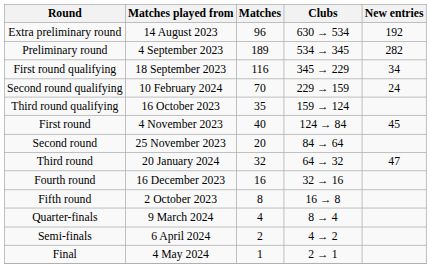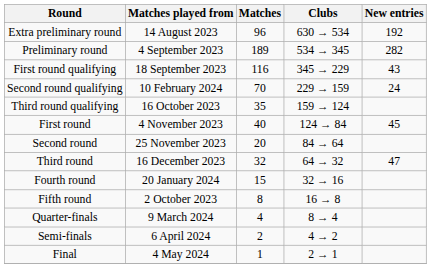(394, 69) 34 -> (394, 69) 43
(181, 161) 20 January 2024 -> (181, 161) 16 December 2023
(181, 180) 16 December 2023 -> (181, 180) 20 January 2024
(260, 180) 16 -> (260, 180) 15
